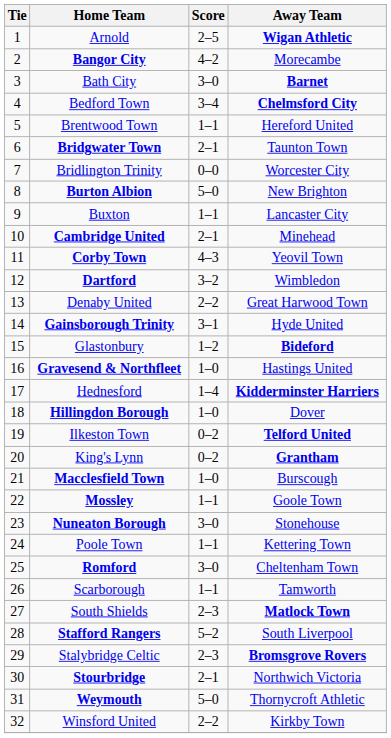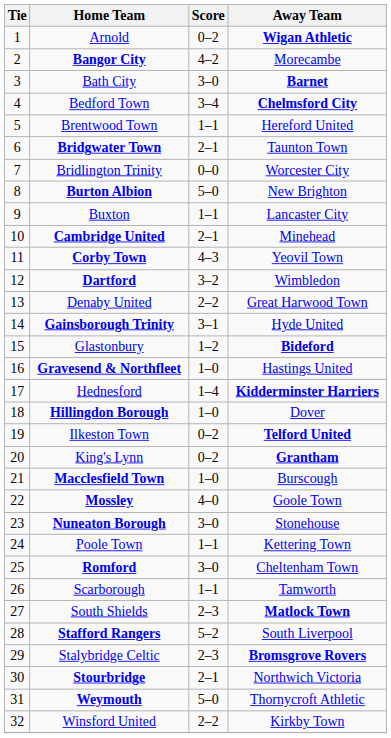(208, 37) 2–5 -> (208, 37) 0–2
(208, 501) 1–1 -> (208, 501) 4–0
